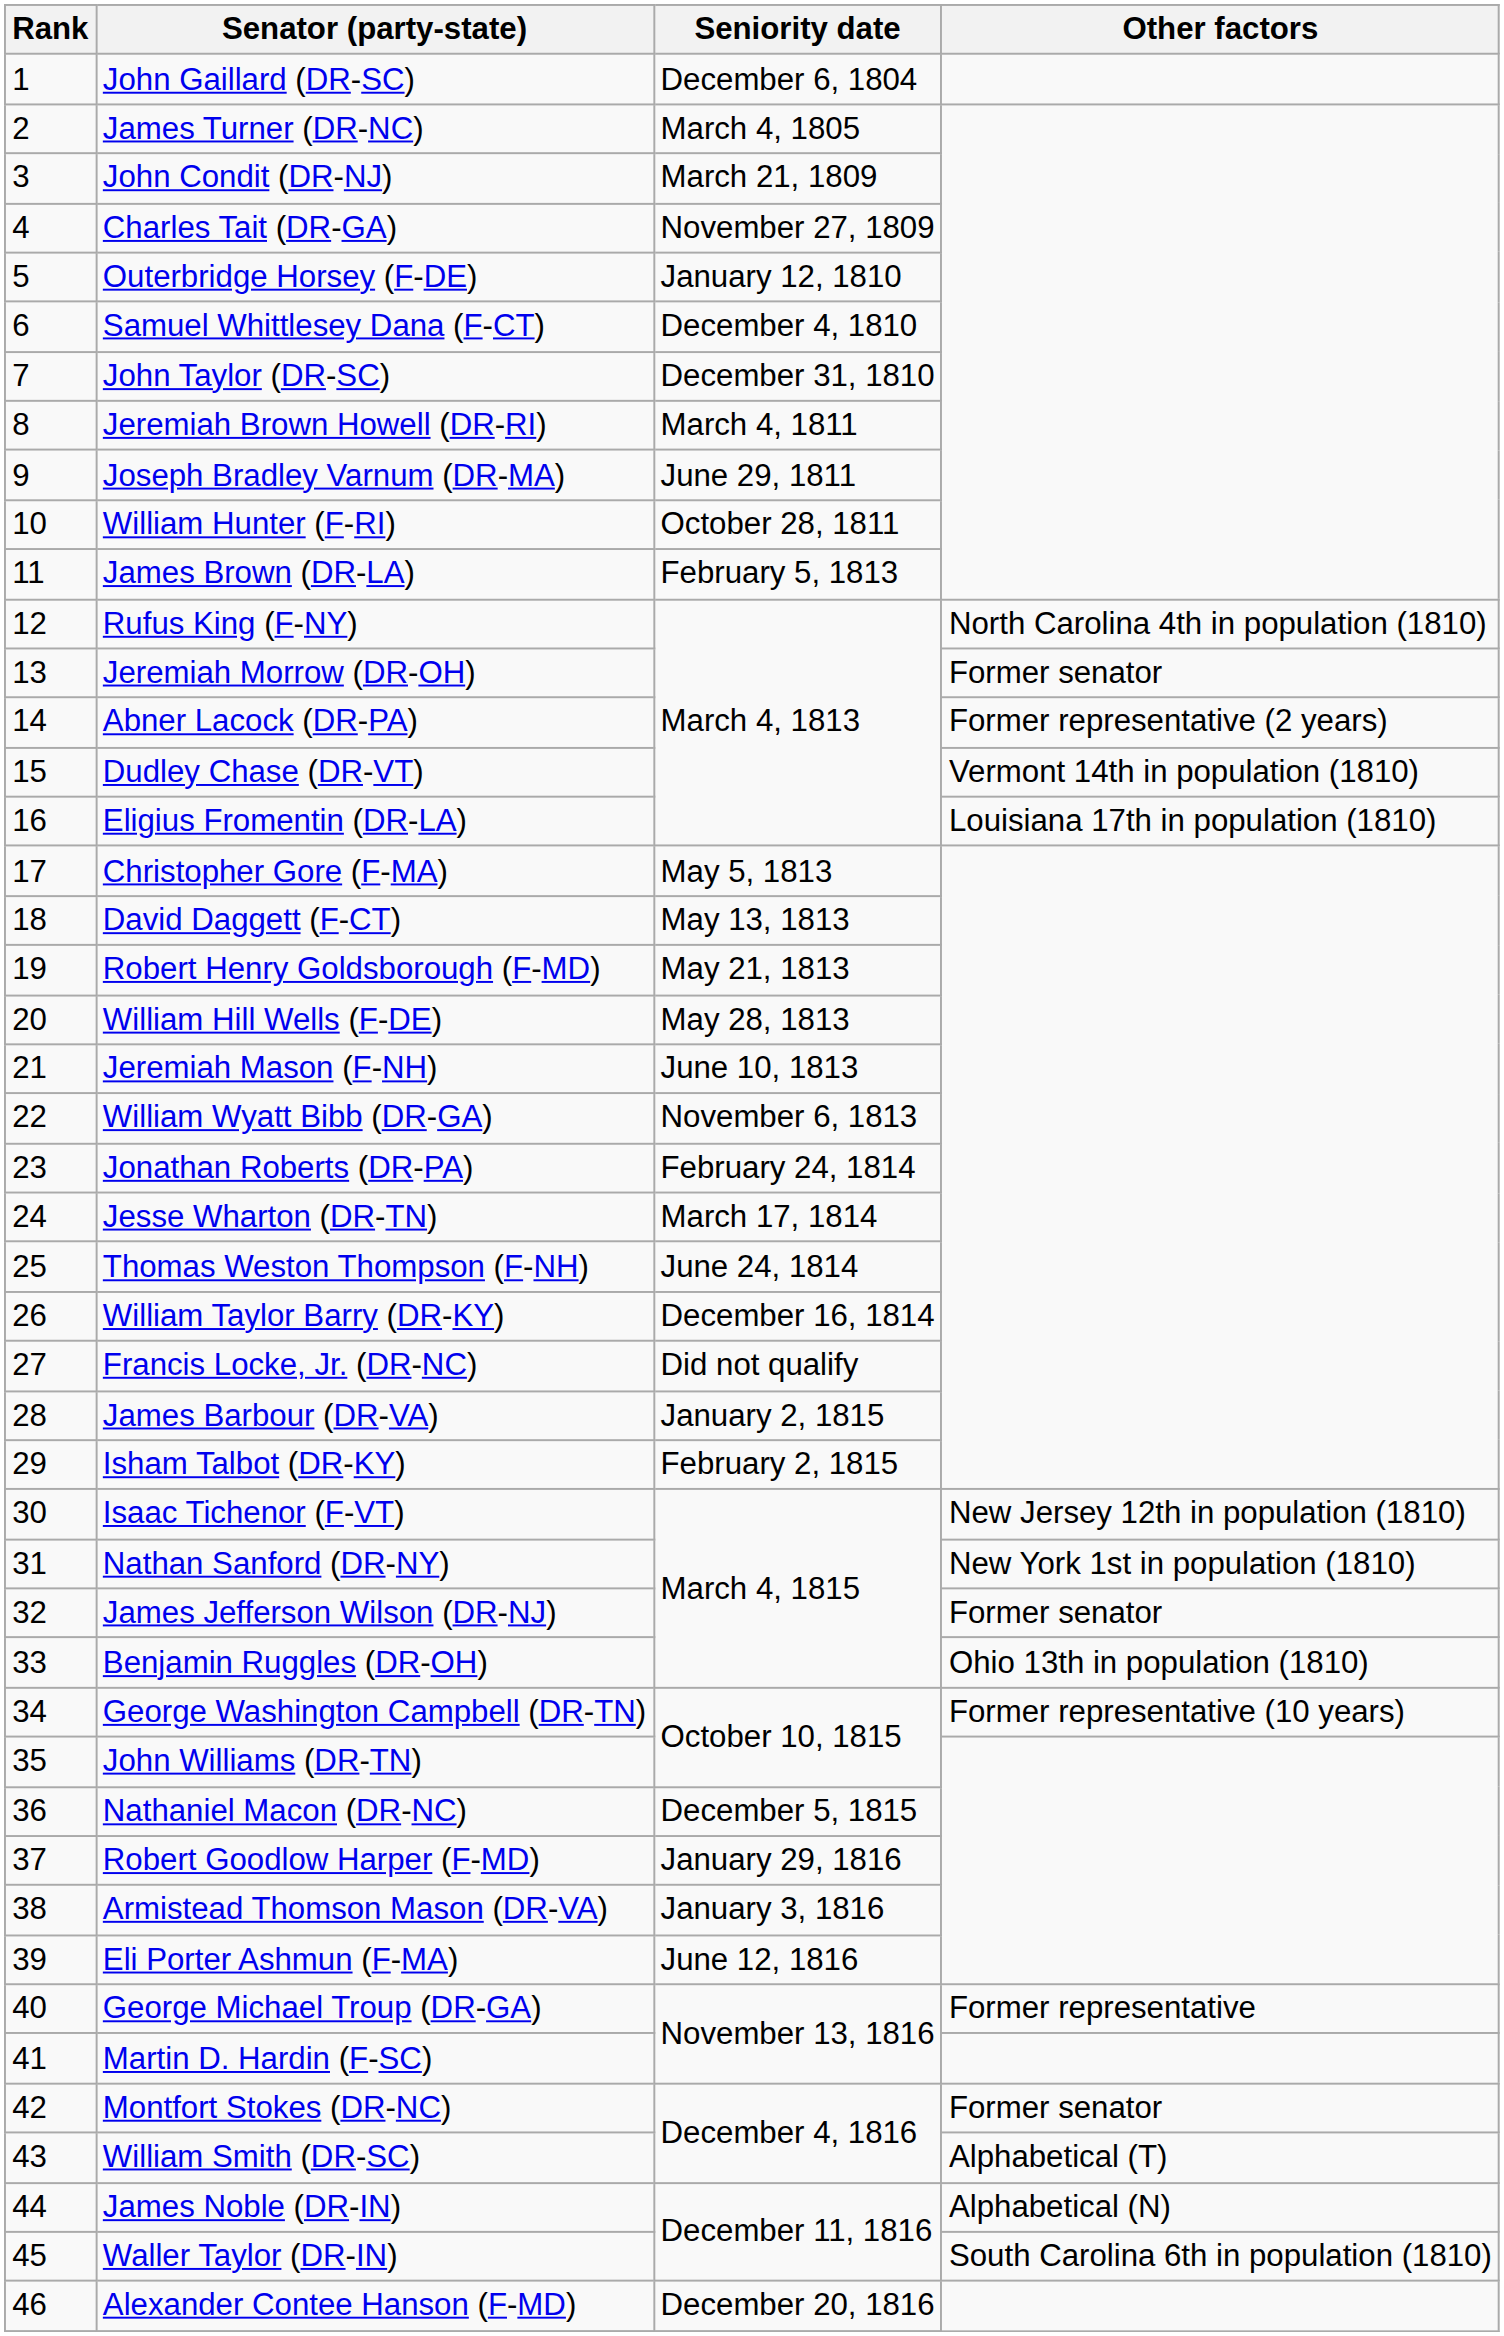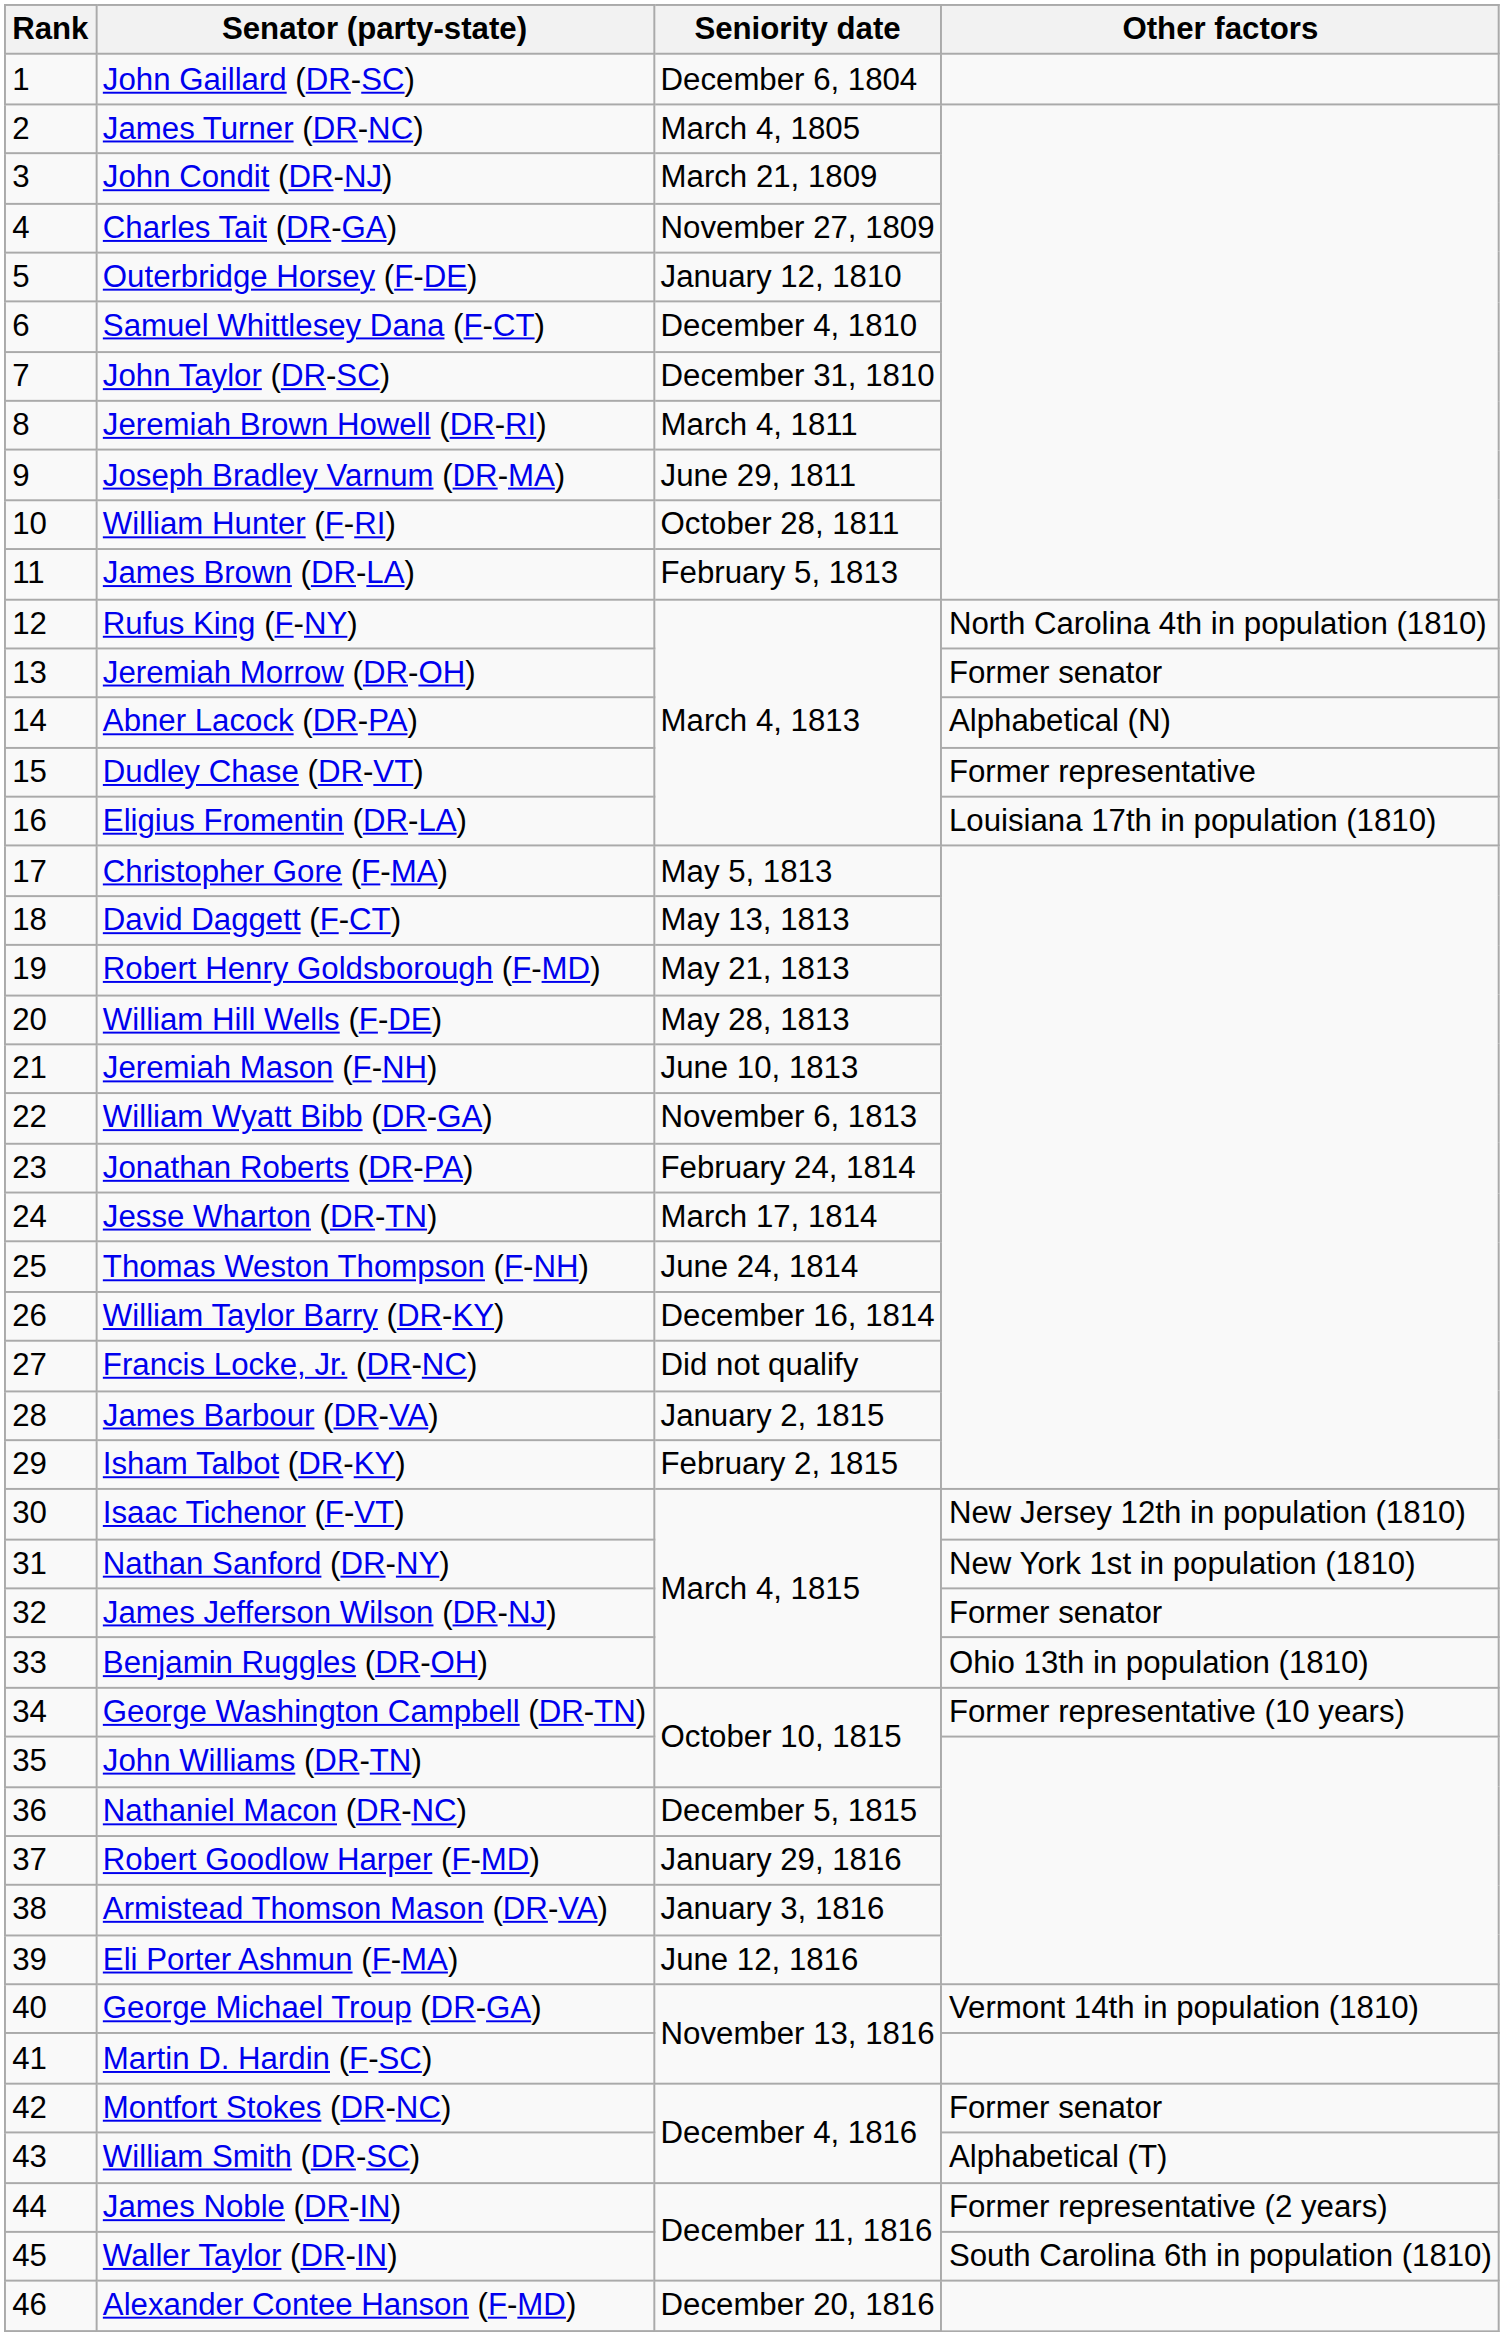(1168, 721) Former representative (2 years) -> (1060, 721) Alphabetical (N)
(1184, 771) Vermont 14th in population (1810) -> (1102, 771) Former representative
(1102, 2008) Former representative -> (1184, 2008) Vermont 14th in population (1810)
(1060, 2206) Alphabetical (N) -> (1168, 2206) Former representative (2 years)
